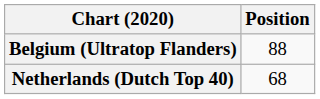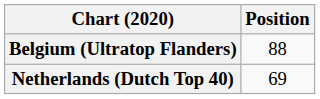(278, 78) 68 -> (278, 78) 69
